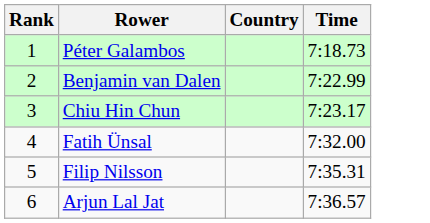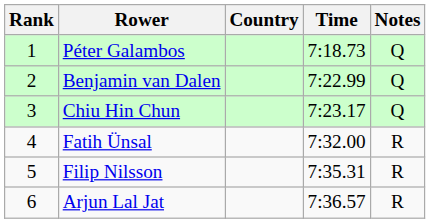+ column: (397, 19)
